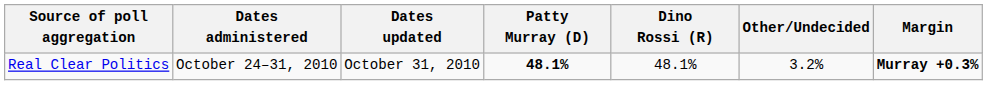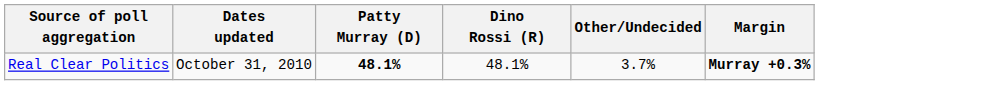- column: (257, 28)
(806, 65) 3.2% -> (638, 65) 3.7%
